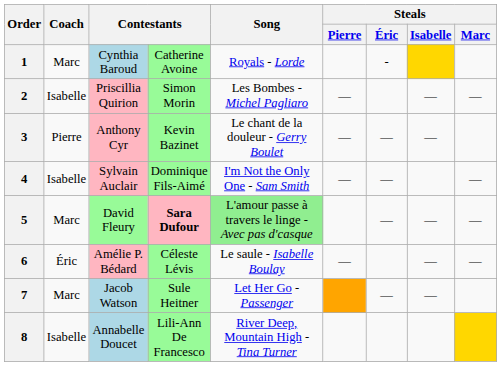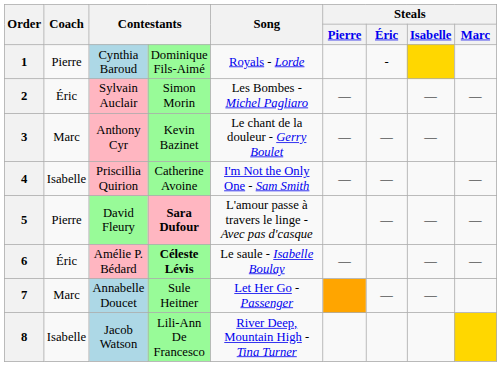(66, 61) Marc -> (66, 61) Pierre
(179, 61) Catherine Avoine -> (179, 61) Dominique Fils-Aimé
(66, 95) Isabelle -> (66, 95) Éric
(118, 95) Priscillia Quirion -> (118, 95) Sylvain Auclair
(66, 137) Pierre -> (66, 137) Marc
(118, 178) Sylvain Auclair -> (118, 178) Priscillia Quirion
(179, 178) Dominique Fils-Aimé -> (179, 178) Catherine Avoine
(66, 220) Marc -> (66, 220) Pierre
(267, 220) lightgreen background -> (267, 220) no background
(179, 261) normal -> (179, 261) bold
(118, 295) Jacob Watson -> (118, 295) Annabelle Doucet
(118, 337) Annabelle Doucet -> (118, 337) Jacob Watson
